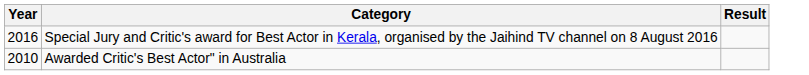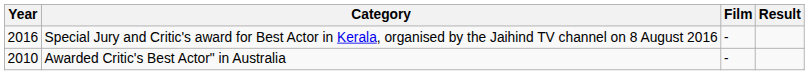+ column: (738, 15)
